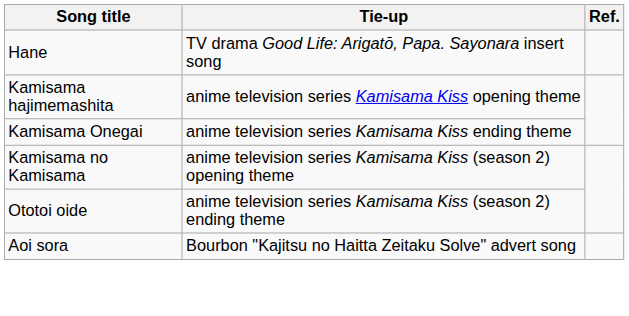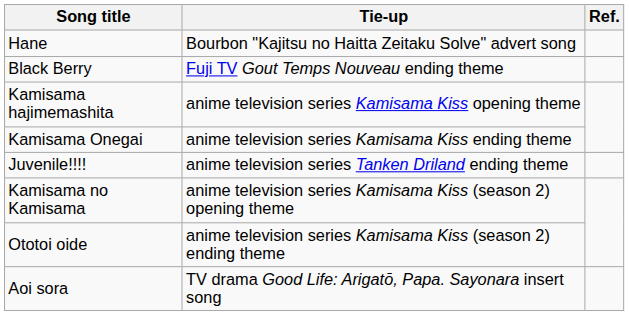(375, 52) TV drama Good Life: Arigatō, Papa. Sayonara insert song -> (381, 43) Bourbon "Kajitsu no Haitta Zeitaku Solve" advert song
+ row: (50, 69)
+ row: (47, 165)
(381, 246) Bourbon "Kajitsu no Haitta Zeitaku Solve" advert song -> (375, 288) TV drama Good Life: Arigatō, Papa. Sayonara insert song
